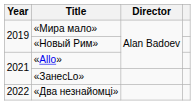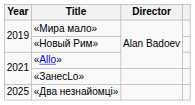(18, 92) 2022 -> (18, 92) 2025
